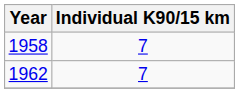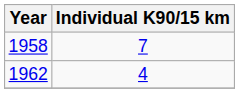(143, 74) 7 -> (143, 74) 4
